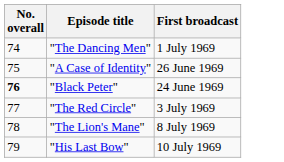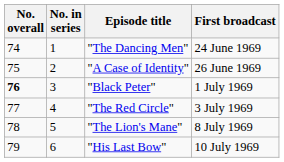+ column: (66, 21)
(186, 48) 1 July 1969 -> (228, 48) 24 June 1969
(190, 87) 24 June 1969 -> (224, 87) 1 July 1969
